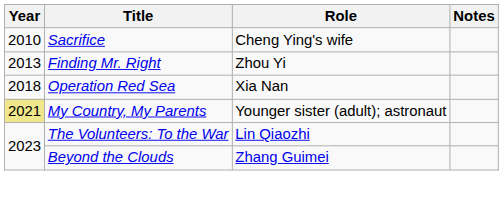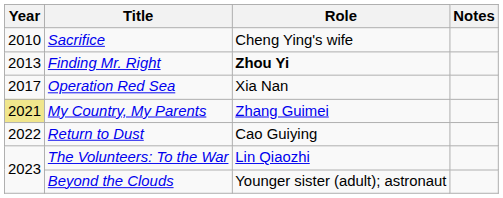(261, 63) normal -> (262, 63) bold
(24, 87) 2018 -> (24, 87) 2017
(341, 110) Younger sister (adult); astronaut -> (282, 110) Zhang Guimei
+ row: (96, 134)
(282, 157) Zhang Guimei -> (341, 181) Younger sister (adult); astronaut
